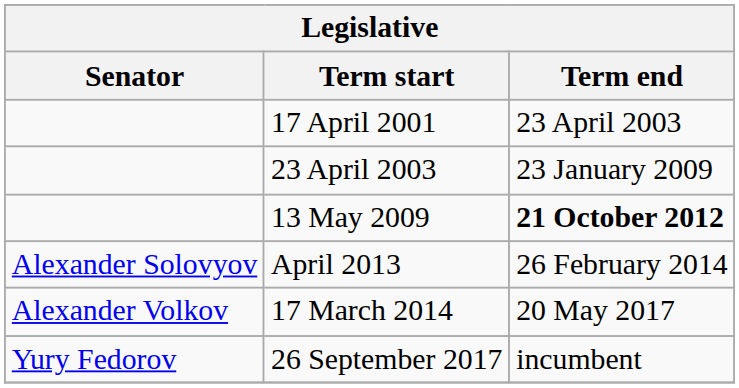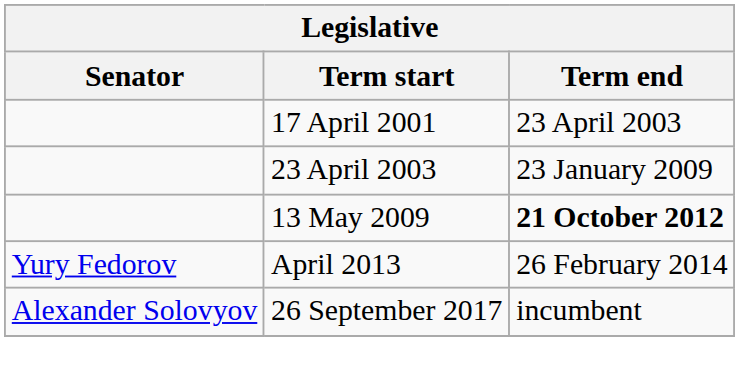(135, 264) Alexander Solovyov -> (94, 264) Yury Fedorov
- row: (362, 311)
(94, 358) Yury Fedorov -> (135, 311) Alexander Solovyov
